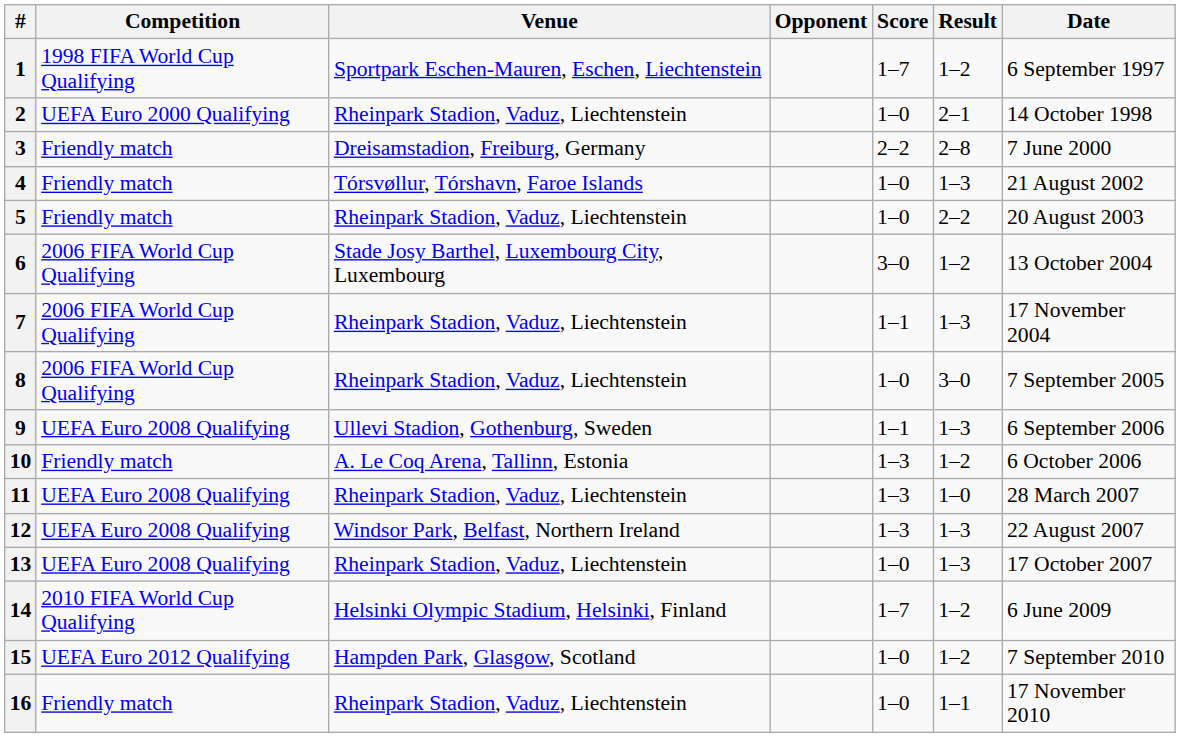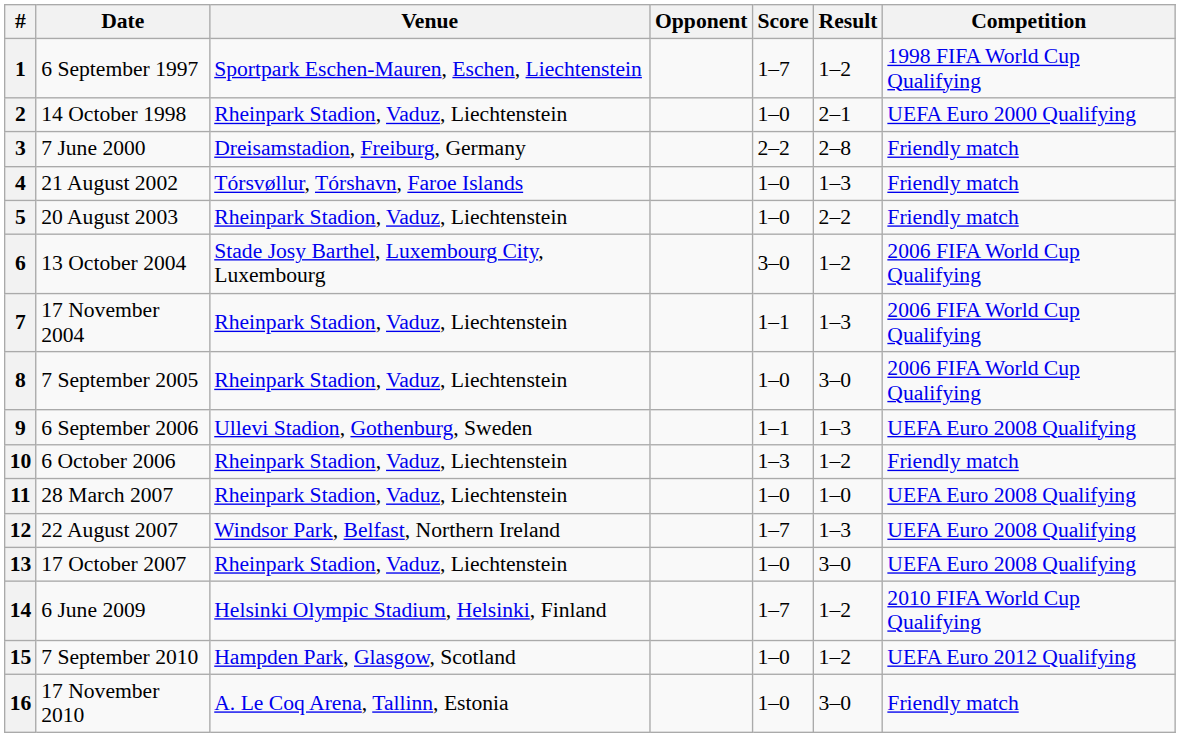columns swapped: (1089, 21) <-> (183, 21)
(481, 461) A. Le Coq Arena, Tallinn, Estonia -> (391, 461) Rheinpark Stadion, Vaduz, Liechtenstein
(893, 495) 1–3 -> (774, 495) 1–0
(893, 529) 1–3 -> (774, 529) 1–7
(954, 564) 1–3 -> (835, 564) 3–0
(510, 703) Rheinpark Stadion, Vaduz, Liechtenstein -> (361, 703) A. Le Coq Arena, Tallinn, Estonia
(954, 703) 1–1 -> (835, 703) 3–0
